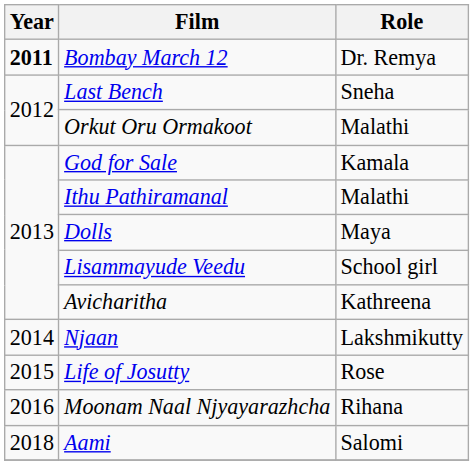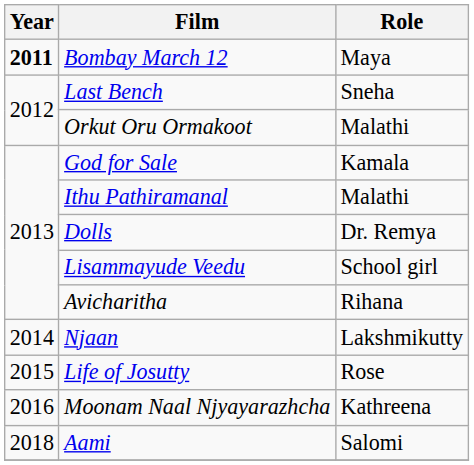(388, 57) Dr. Remya -> (366, 57) Maya
(366, 232) Maya -> (388, 232) Dr. Remya
(386, 302) Kathreena -> (372, 302) Rihana
(372, 407) Rihana -> (386, 407) Kathreena
